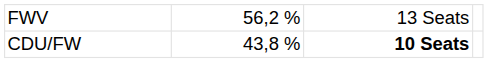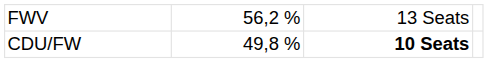(272, 44) 43,8 % -> (272, 44) 49,8 %
